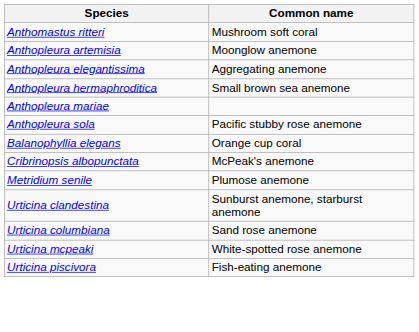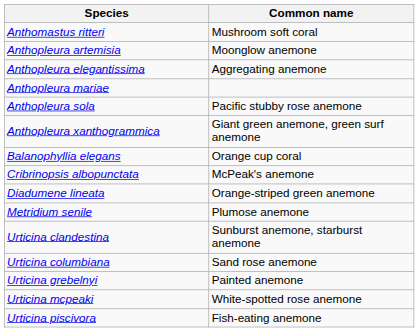- row: (82, 87)
+ row: (83, 131)
+ row: (56, 193)
+ row: (52, 280)
